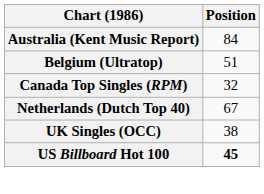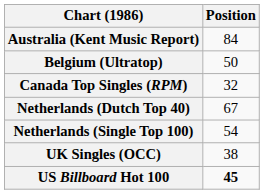(231, 62) 51 -> (231, 62) 50
+ row: (103, 131)
